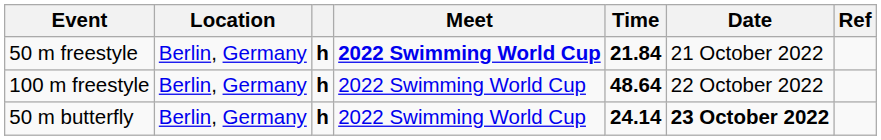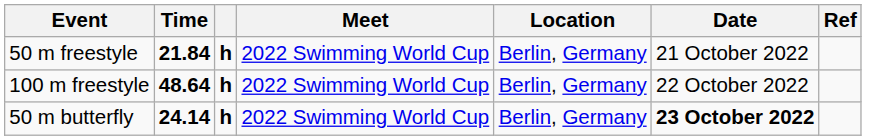columns swapped: (636, 20) <-> (233, 20)
(469, 53) bold -> (365, 53) normal
